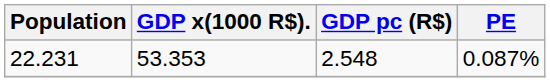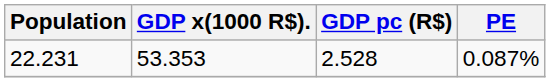(349, 58) 2.548 -> (349, 58) 2.528
